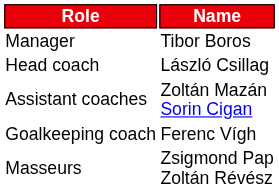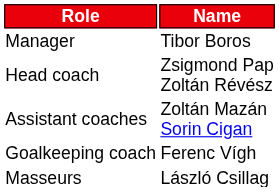(215, 65) László Csillag -> (217, 75) Zsigmond Pap Zoltán Révész
(217, 168) Zsigmond Pap Zoltán Révész -> (215, 177) László Csillag
